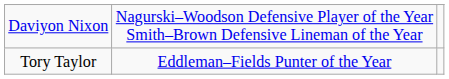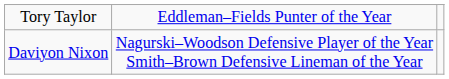rows swapped: (58, 26) <-> (58, 61)
